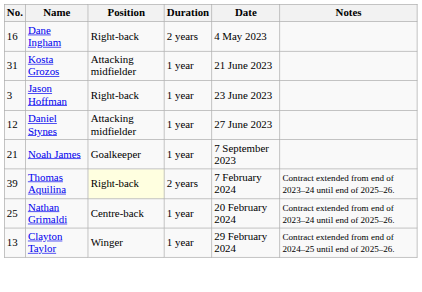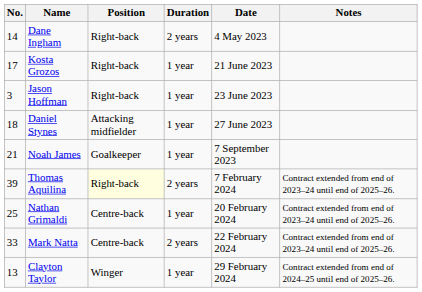(12, 36) 16 -> (12, 36) 14
(12, 65) 31 -> (12, 65) 17
(113, 65) Attacking midfielder -> (115, 65) Right-back
(12, 124) 12 -> (12, 124) 18
+ row: (53, 242)
